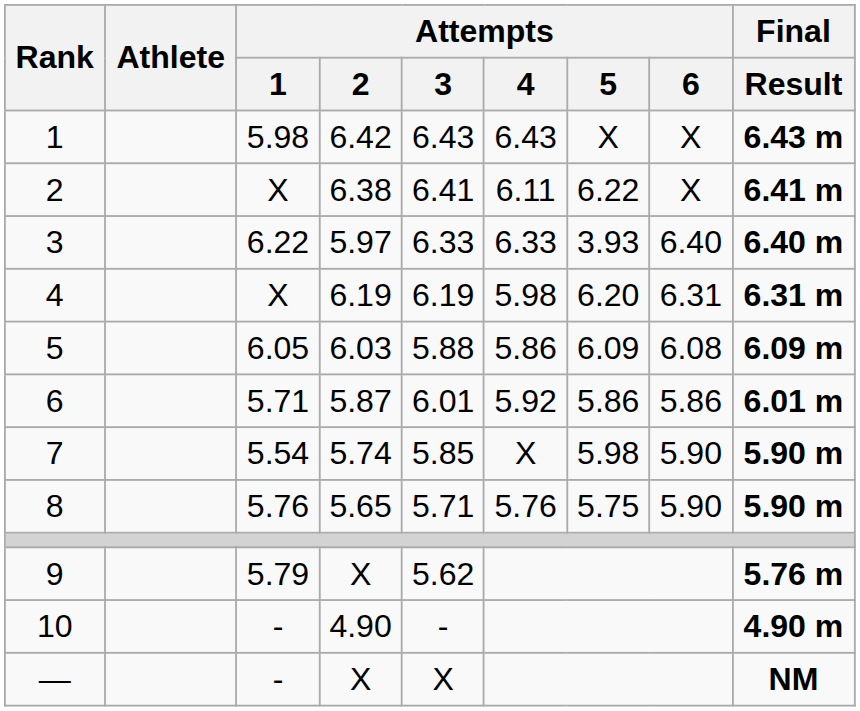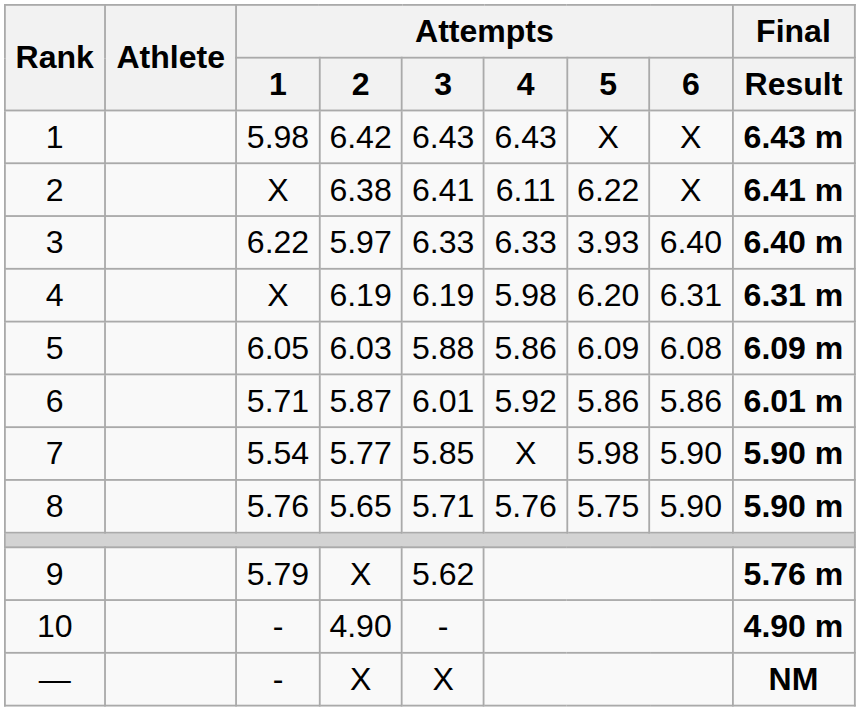(361, 453) 5.74 -> (361, 453) 5.77
